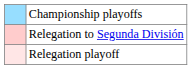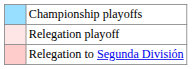rows swapped: (74, 54) <-> (106, 34)
